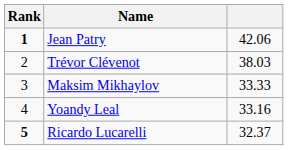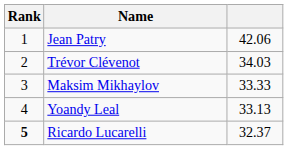(24, 39) bold -> (24, 39) normal
(255, 63) 38.03 -> (255, 63) 34.03
(255, 109) 33.16 -> (255, 109) 33.13
